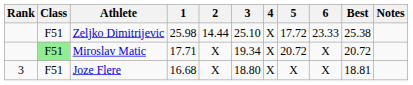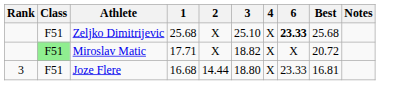- column: (293, 13)
(183, 32) 25.98 -> (183, 32) 25.68
(215, 32) 14.44 -> (215, 32) X
(326, 32) normal -> (293, 32) bold
(358, 32) 25.38 -> (326, 32) 25.68
(247, 51) 19.34 -> (247, 51) 18.82
(215, 70) X -> (215, 70) 14.44
(326, 70) X -> (293, 70) 23.33
(358, 70) 18.81 -> (326, 70) 16.81
